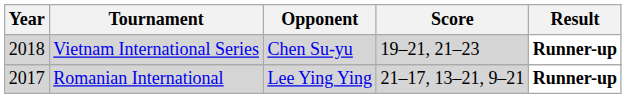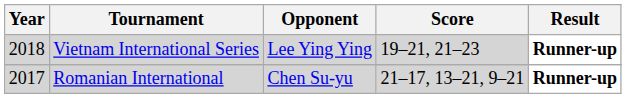(310, 49) Chen Su-yu -> (320, 49) Lee Ying Ying
(320, 79) Lee Ying Ying -> (310, 79) Chen Su-yu
